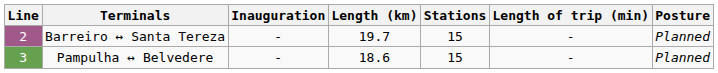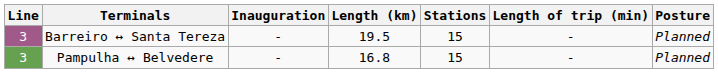(23, 36) 2 -> (23, 36) 3
(374, 36) 19.7 -> (374, 36) 19.5
(374, 57) 18.6 -> (374, 57) 16.8
